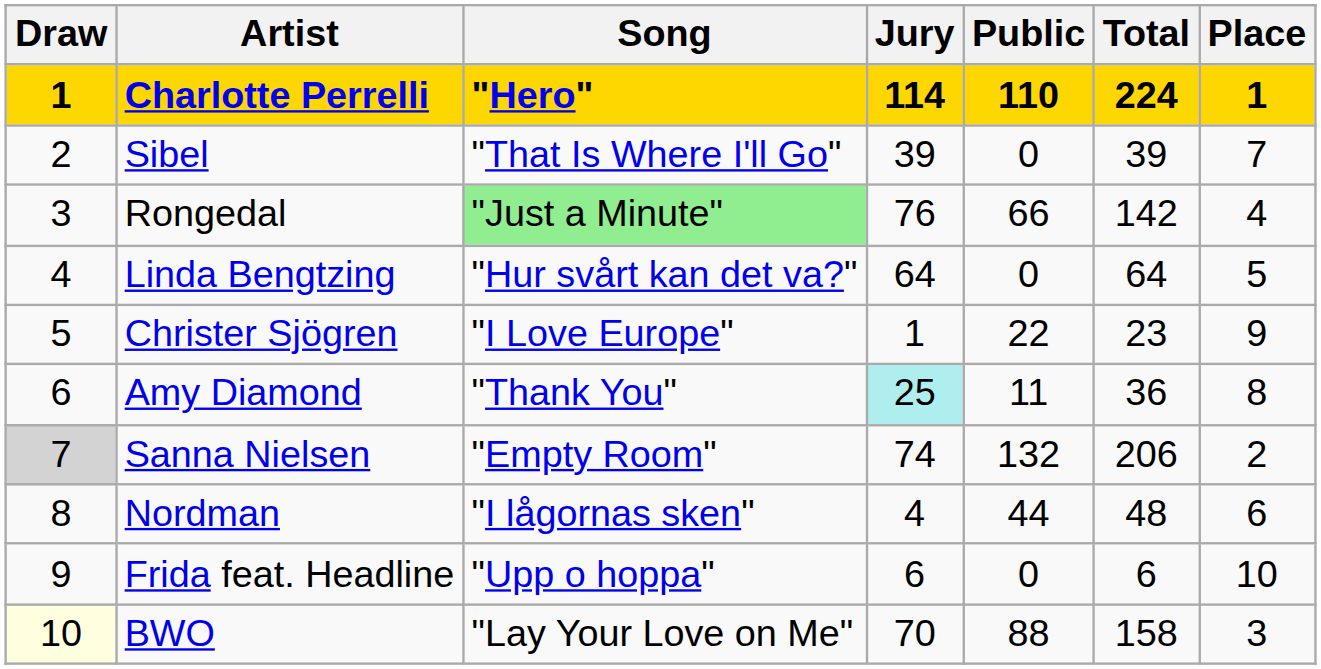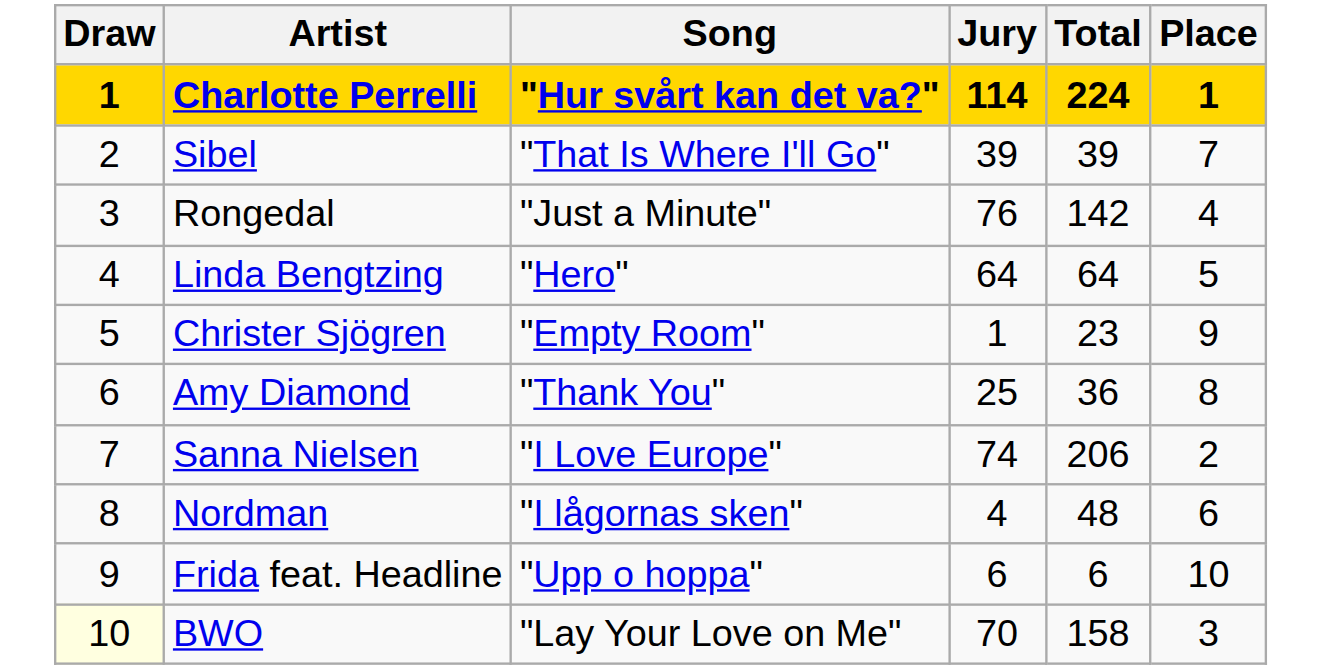- column: (1029, 34)
(533, 94) "Hero" -> (730, 94) "Hur svårt kan det va?"
(597, 214) lightgreen background -> (646, 214) no background
(664, 273) "Hur svårt kan det va?" -> (574, 273) "Hero"
(603, 333) "I Love Europe" -> (642, 333) "Empty Room"
(915, 393) paleturquoise background -> (997, 393) no background
(61, 453) lightgrey background -> (109, 453) no background
(594, 453) "Empty Room" -> (651, 453) "I Love Europe"
